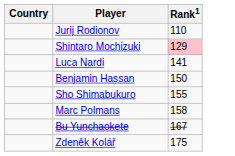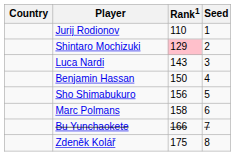+ column: (216, 13)
(179, 63) 141 -> (179, 63) 143
(179, 95) 155 -> (179, 95) 156
(179, 127) 167 -> (179, 127) 166
